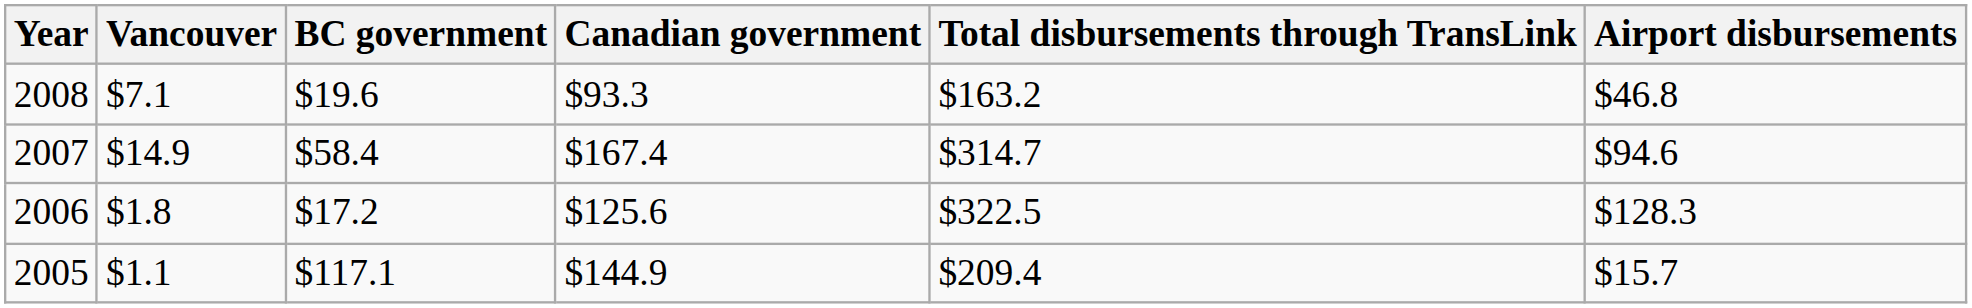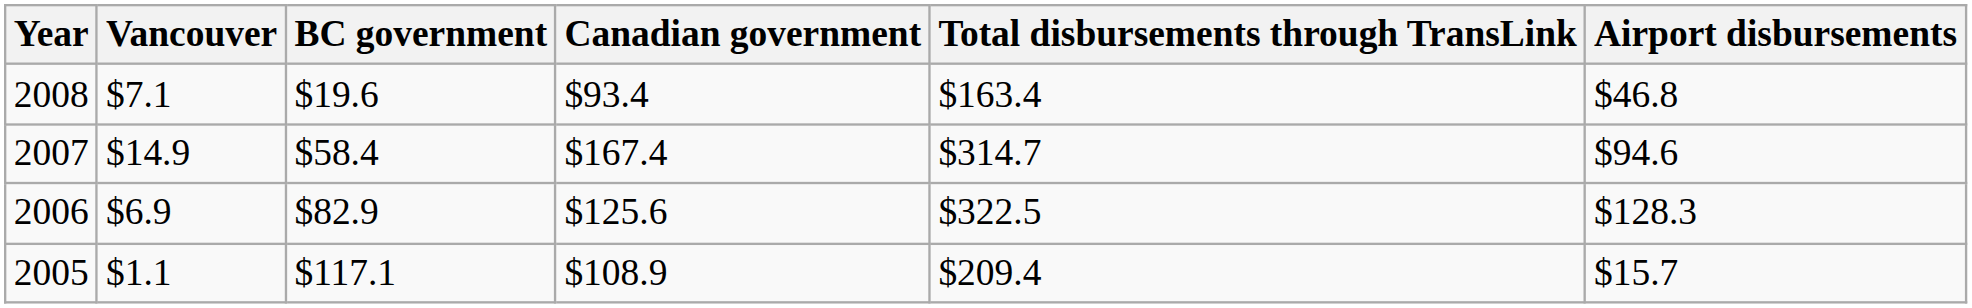(607, 93) $93.3 -> (607, 93) $93.4
(990, 93) $163.2 -> (990, 93) $163.4
(139, 212) $1.8 -> (139, 212) $6.9
(337, 212) $17.2 -> (337, 212) $82.9
(616, 271) $144.9 -> (616, 271) $108.9
